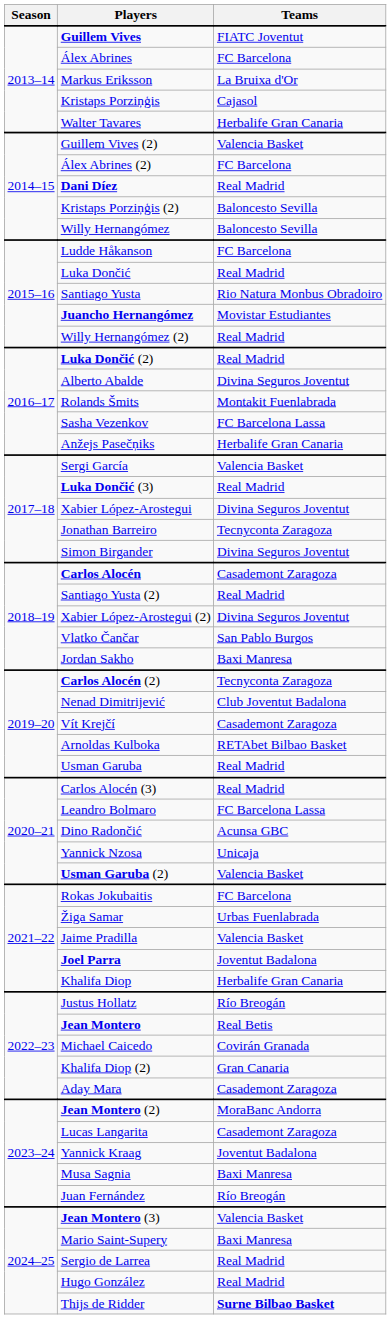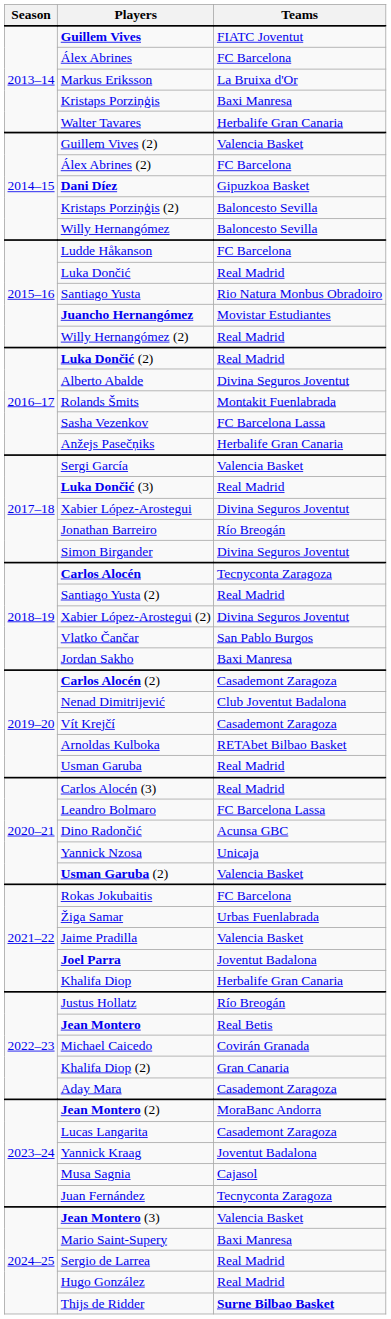(237, 100) Cajasol -> (254, 100) Baxi Manresa
(251, 186) Real Madrid -> (263, 186) Gipuzkoa Basket
(275, 530) Tecnyconta Zaragoza -> (251, 530) Río Breogán
(277, 573) Casademont Zaragoza -> (275, 573) Tecnyconta Zaragoza
(275, 680) Tecnyconta Zaragoza -> (277, 680) Casademont Zaragoza
(254, 1174) Baxi Manresa -> (237, 1174) Cajasol
(251, 1195) Río Breogán -> (275, 1195) Tecnyconta Zaragoza
